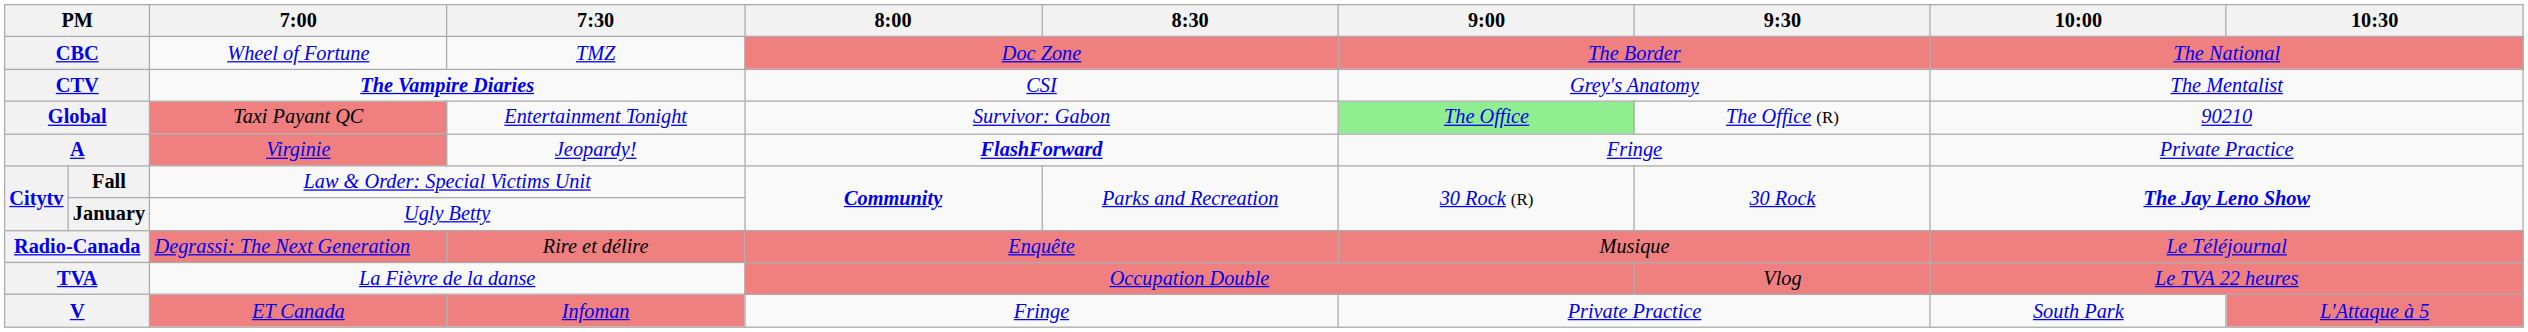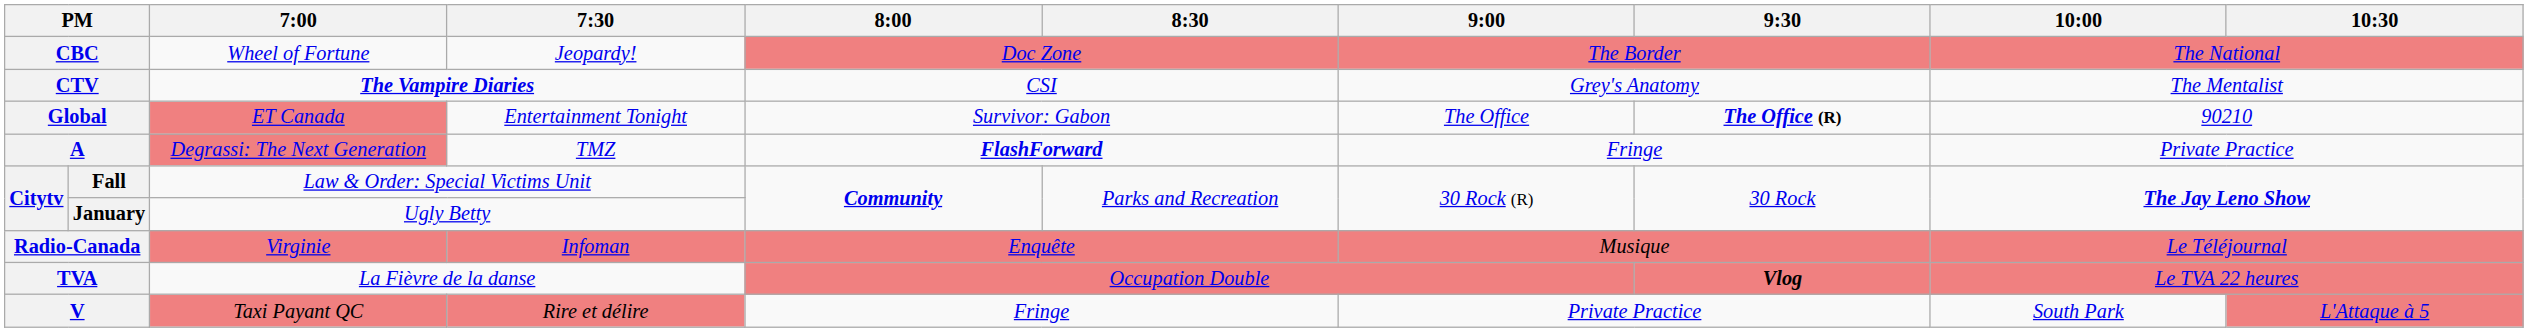(596, 52) TMZ -> (596, 52) Jeopardy!
(298, 117) Taxi Payant QC -> (298, 117) ET Canada
(1487, 117) lightgreen background -> (1487, 117) no background
(1782, 117) normal -> (1782, 117) bold
(298, 149) Virginie -> (298, 149) Degrassi: The Next Generation
(596, 149) Jeopardy! -> (596, 149) TMZ
(282, 246) Degrassi: The Next Generation -> (298, 246) Virginie
(596, 246) Rire et délire -> (596, 246) Infoman
(1782, 278) normal -> (1782, 278) bold
(298, 310) ET Canada -> (298, 310) Taxi Payant QC
(596, 310) Infoman -> (596, 310) Rire et délire
